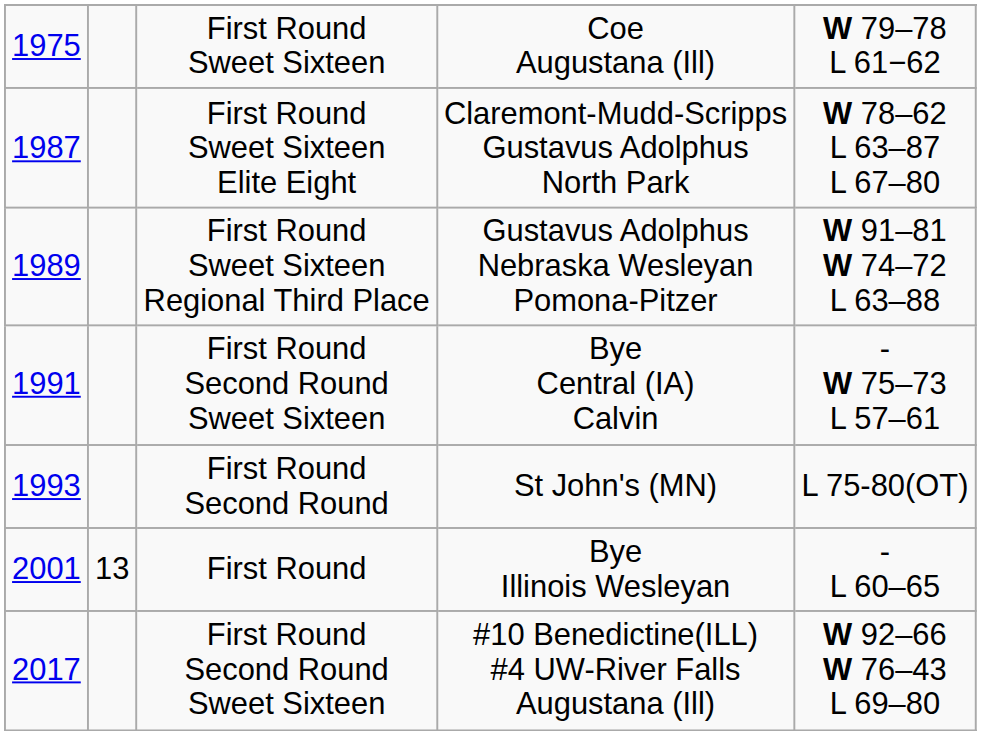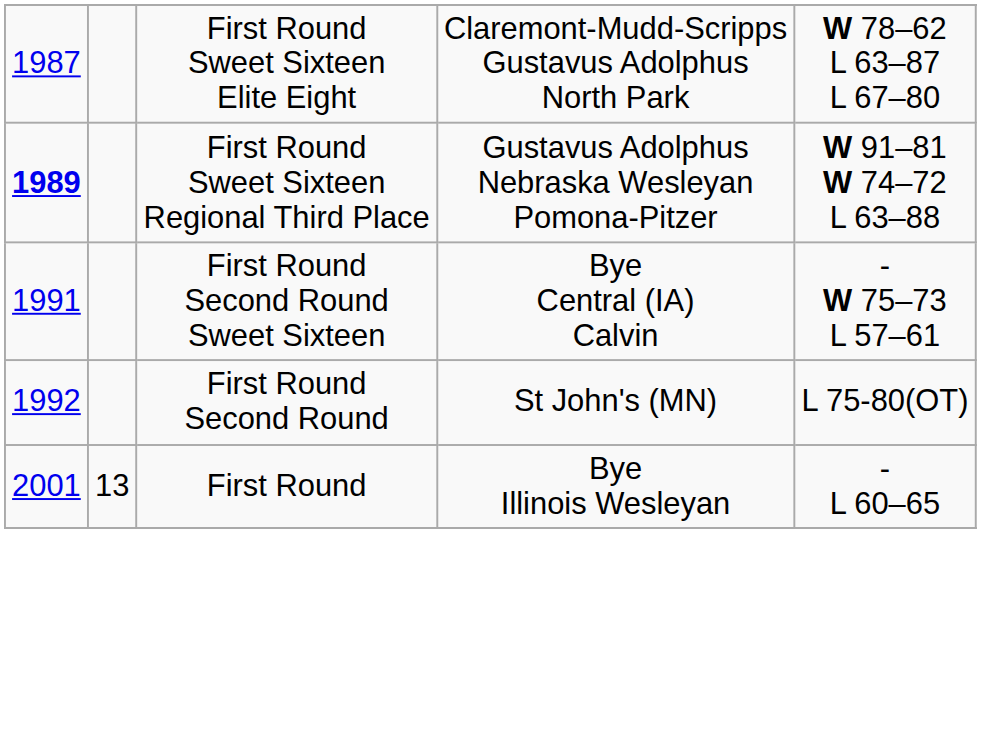- row: (616, 46)
(46, 265) normal -> (46, 182) bold
(46, 485) 1993 -> (46, 401) 1992
- row: (616, 670)
